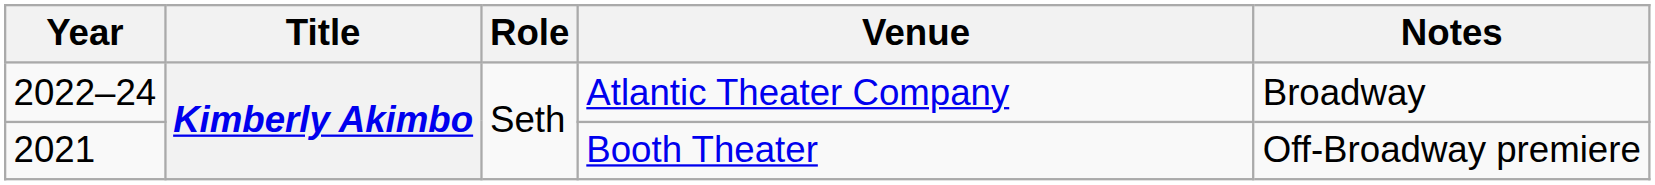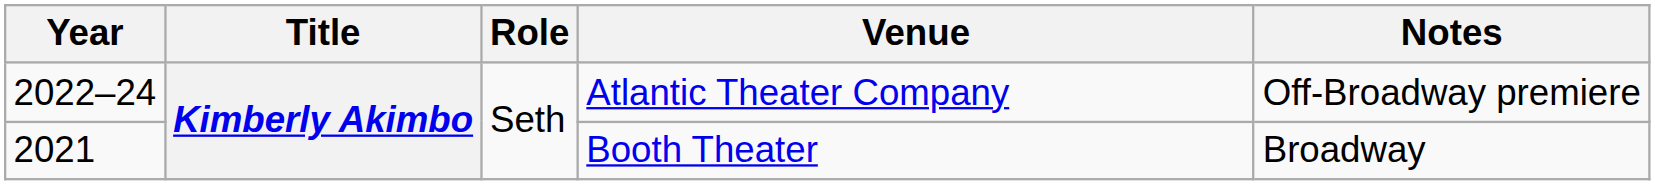(1344, 91) Broadway -> (1452, 91) Off-Broadway premiere
(1452, 149) Off-Broadway premiere -> (1344, 149) Broadway
